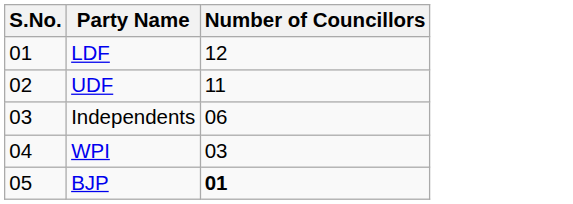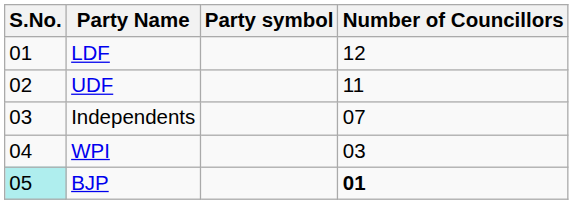+ column: (269, 20)
(216, 118) 06 -> (354, 118) 07
(21, 183) no background -> (21, 183) paleturquoise background
